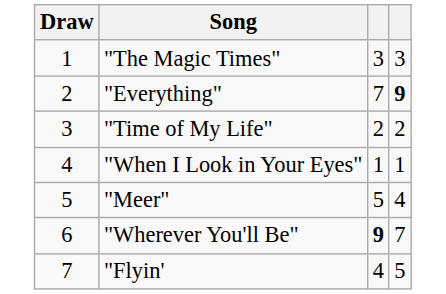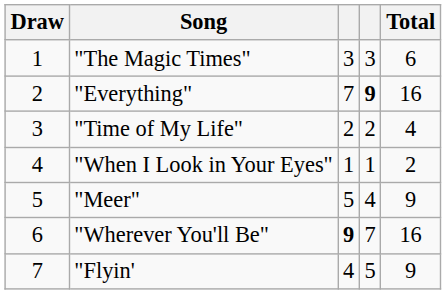+ column: (411, 22)
